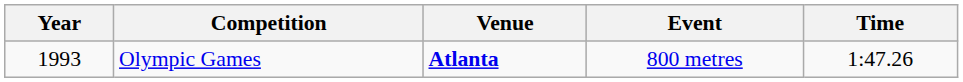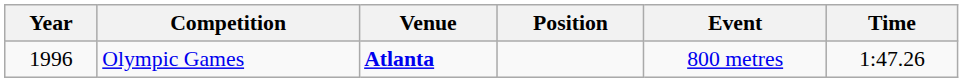+ column: (570, 22)
(59, 58) 1993 -> (51, 58) 1996
